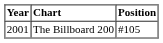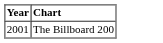- column: (137, 13)
